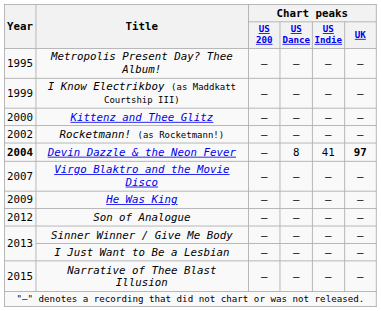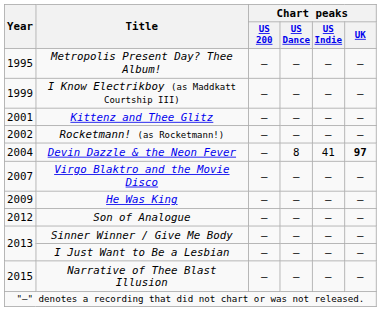(20, 117) 2000 -> (20, 117) 2001
(20, 152) bold -> (20, 152) normal
